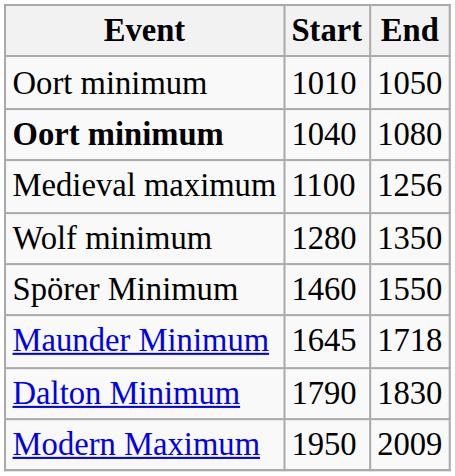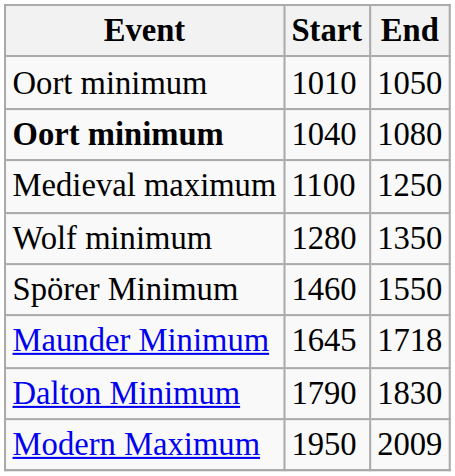(410, 185) 1256 -> (410, 185) 1250
